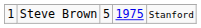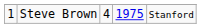(106, 14) 5 -> (106, 14) 4
